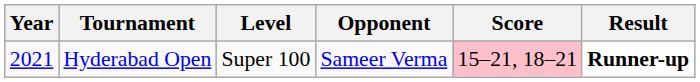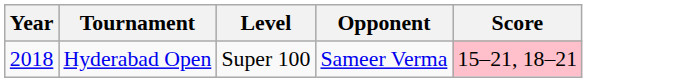- column: (638, 22)
(32, 58) 2021 -> (32, 58) 2018
